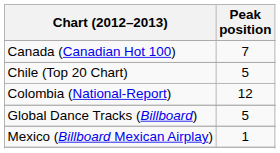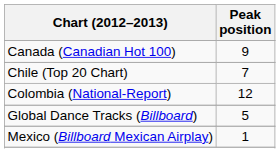(245, 51) 7 -> (245, 51) 9
(245, 72) 5 -> (245, 72) 7
